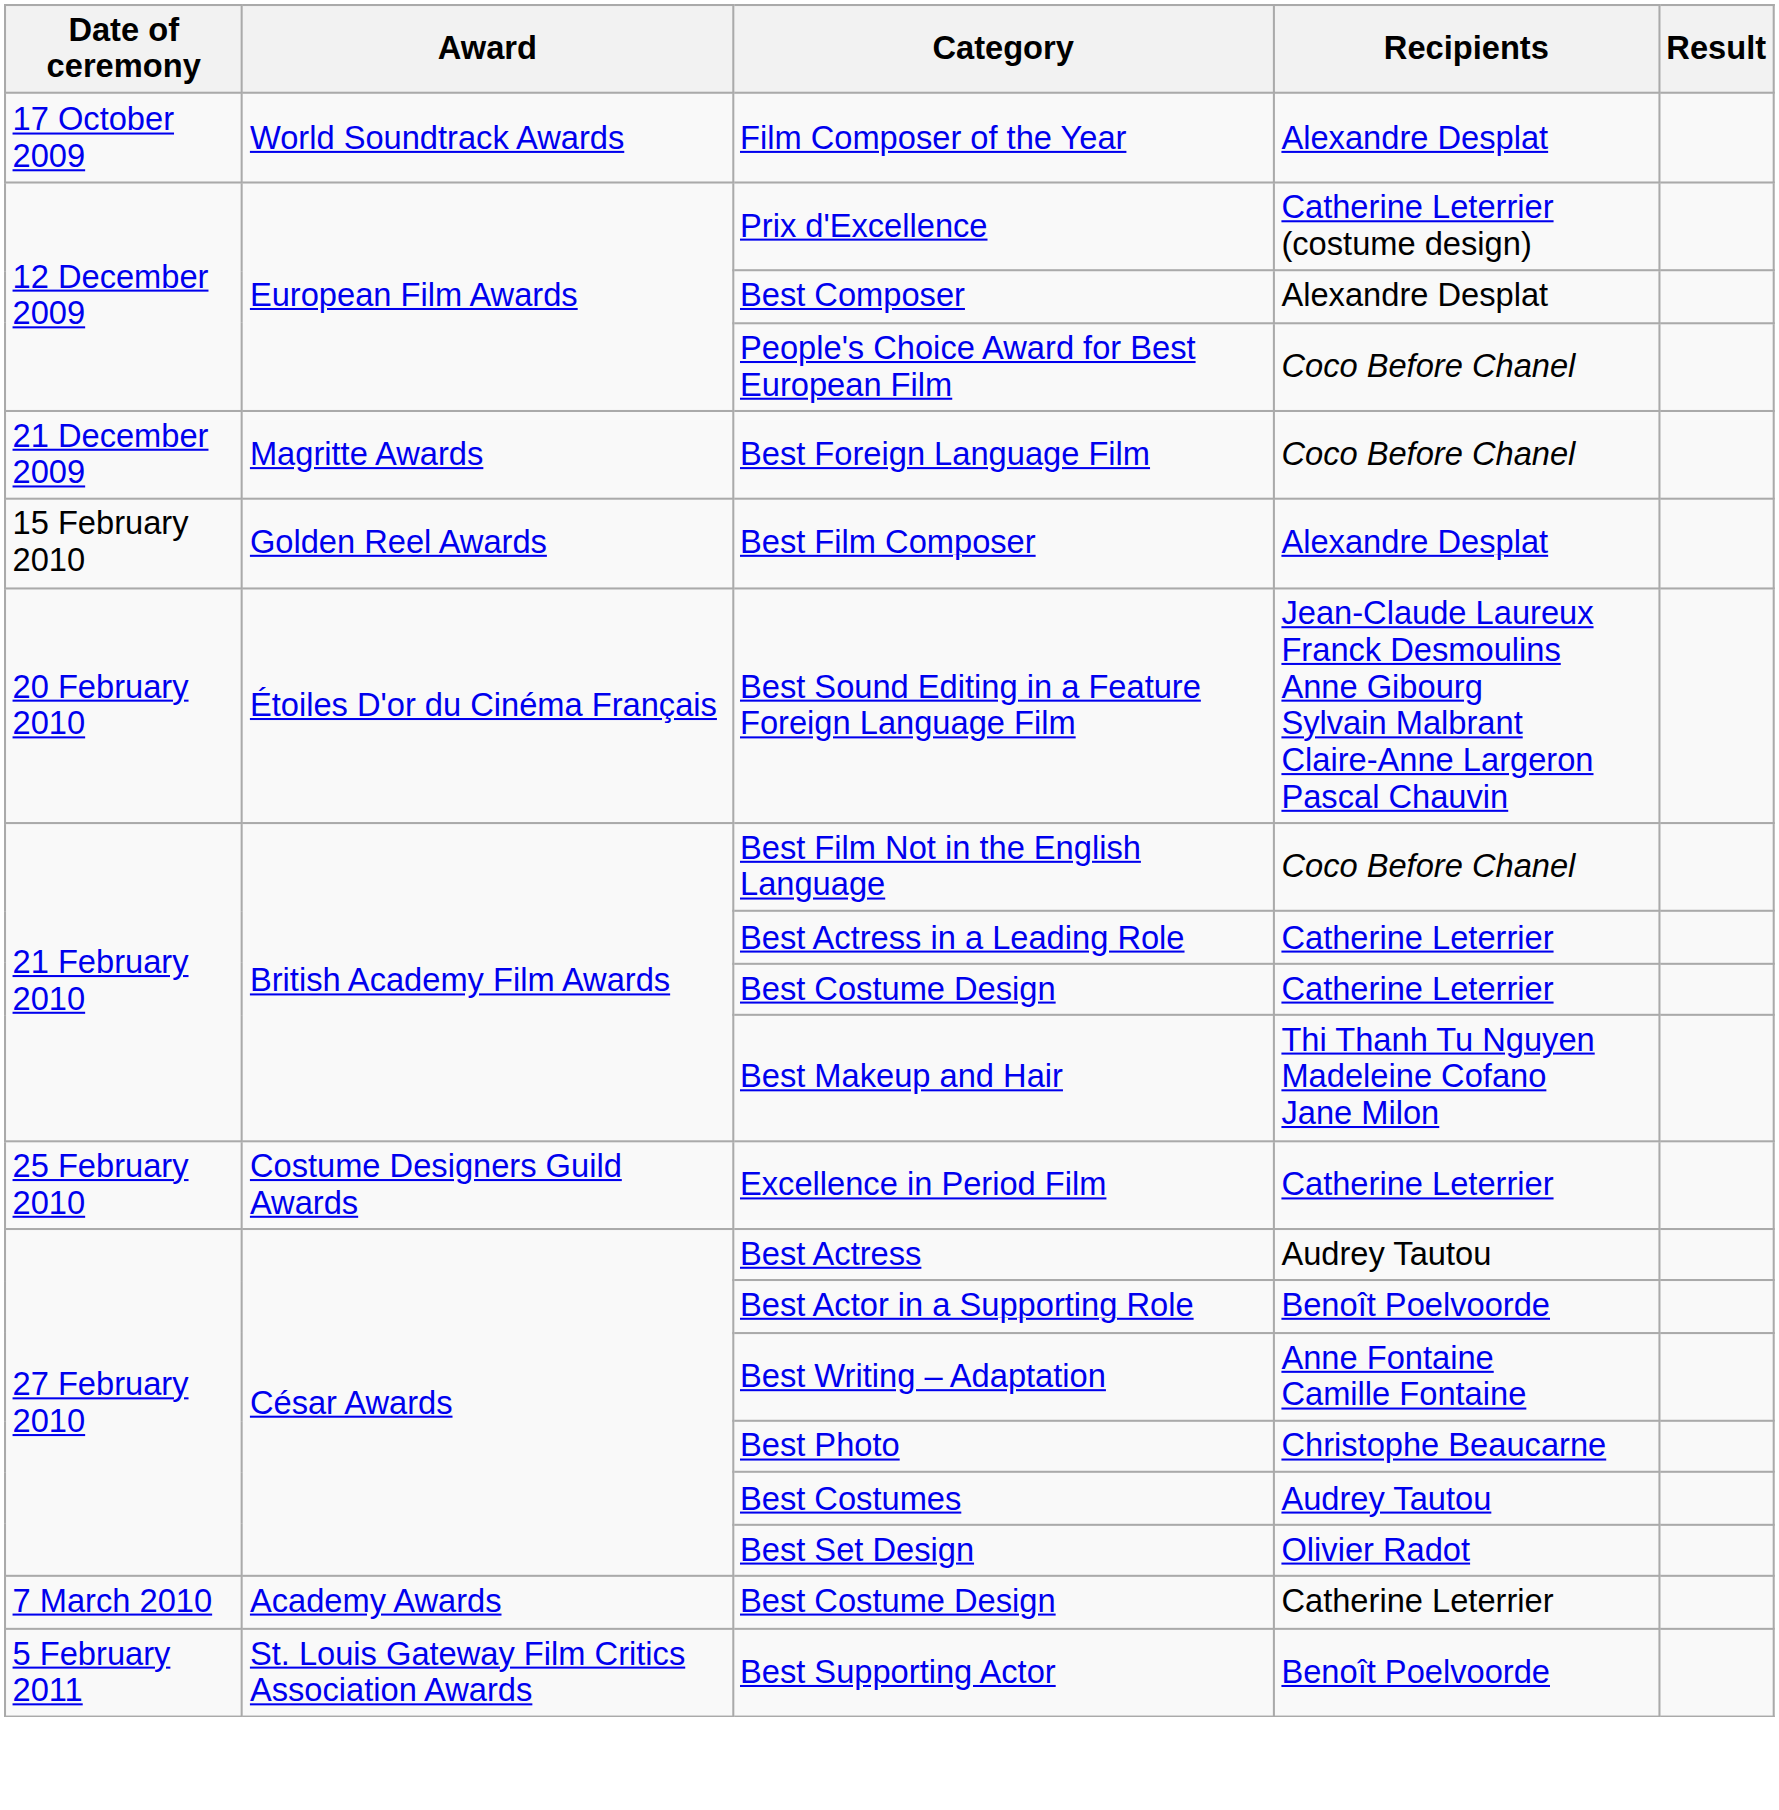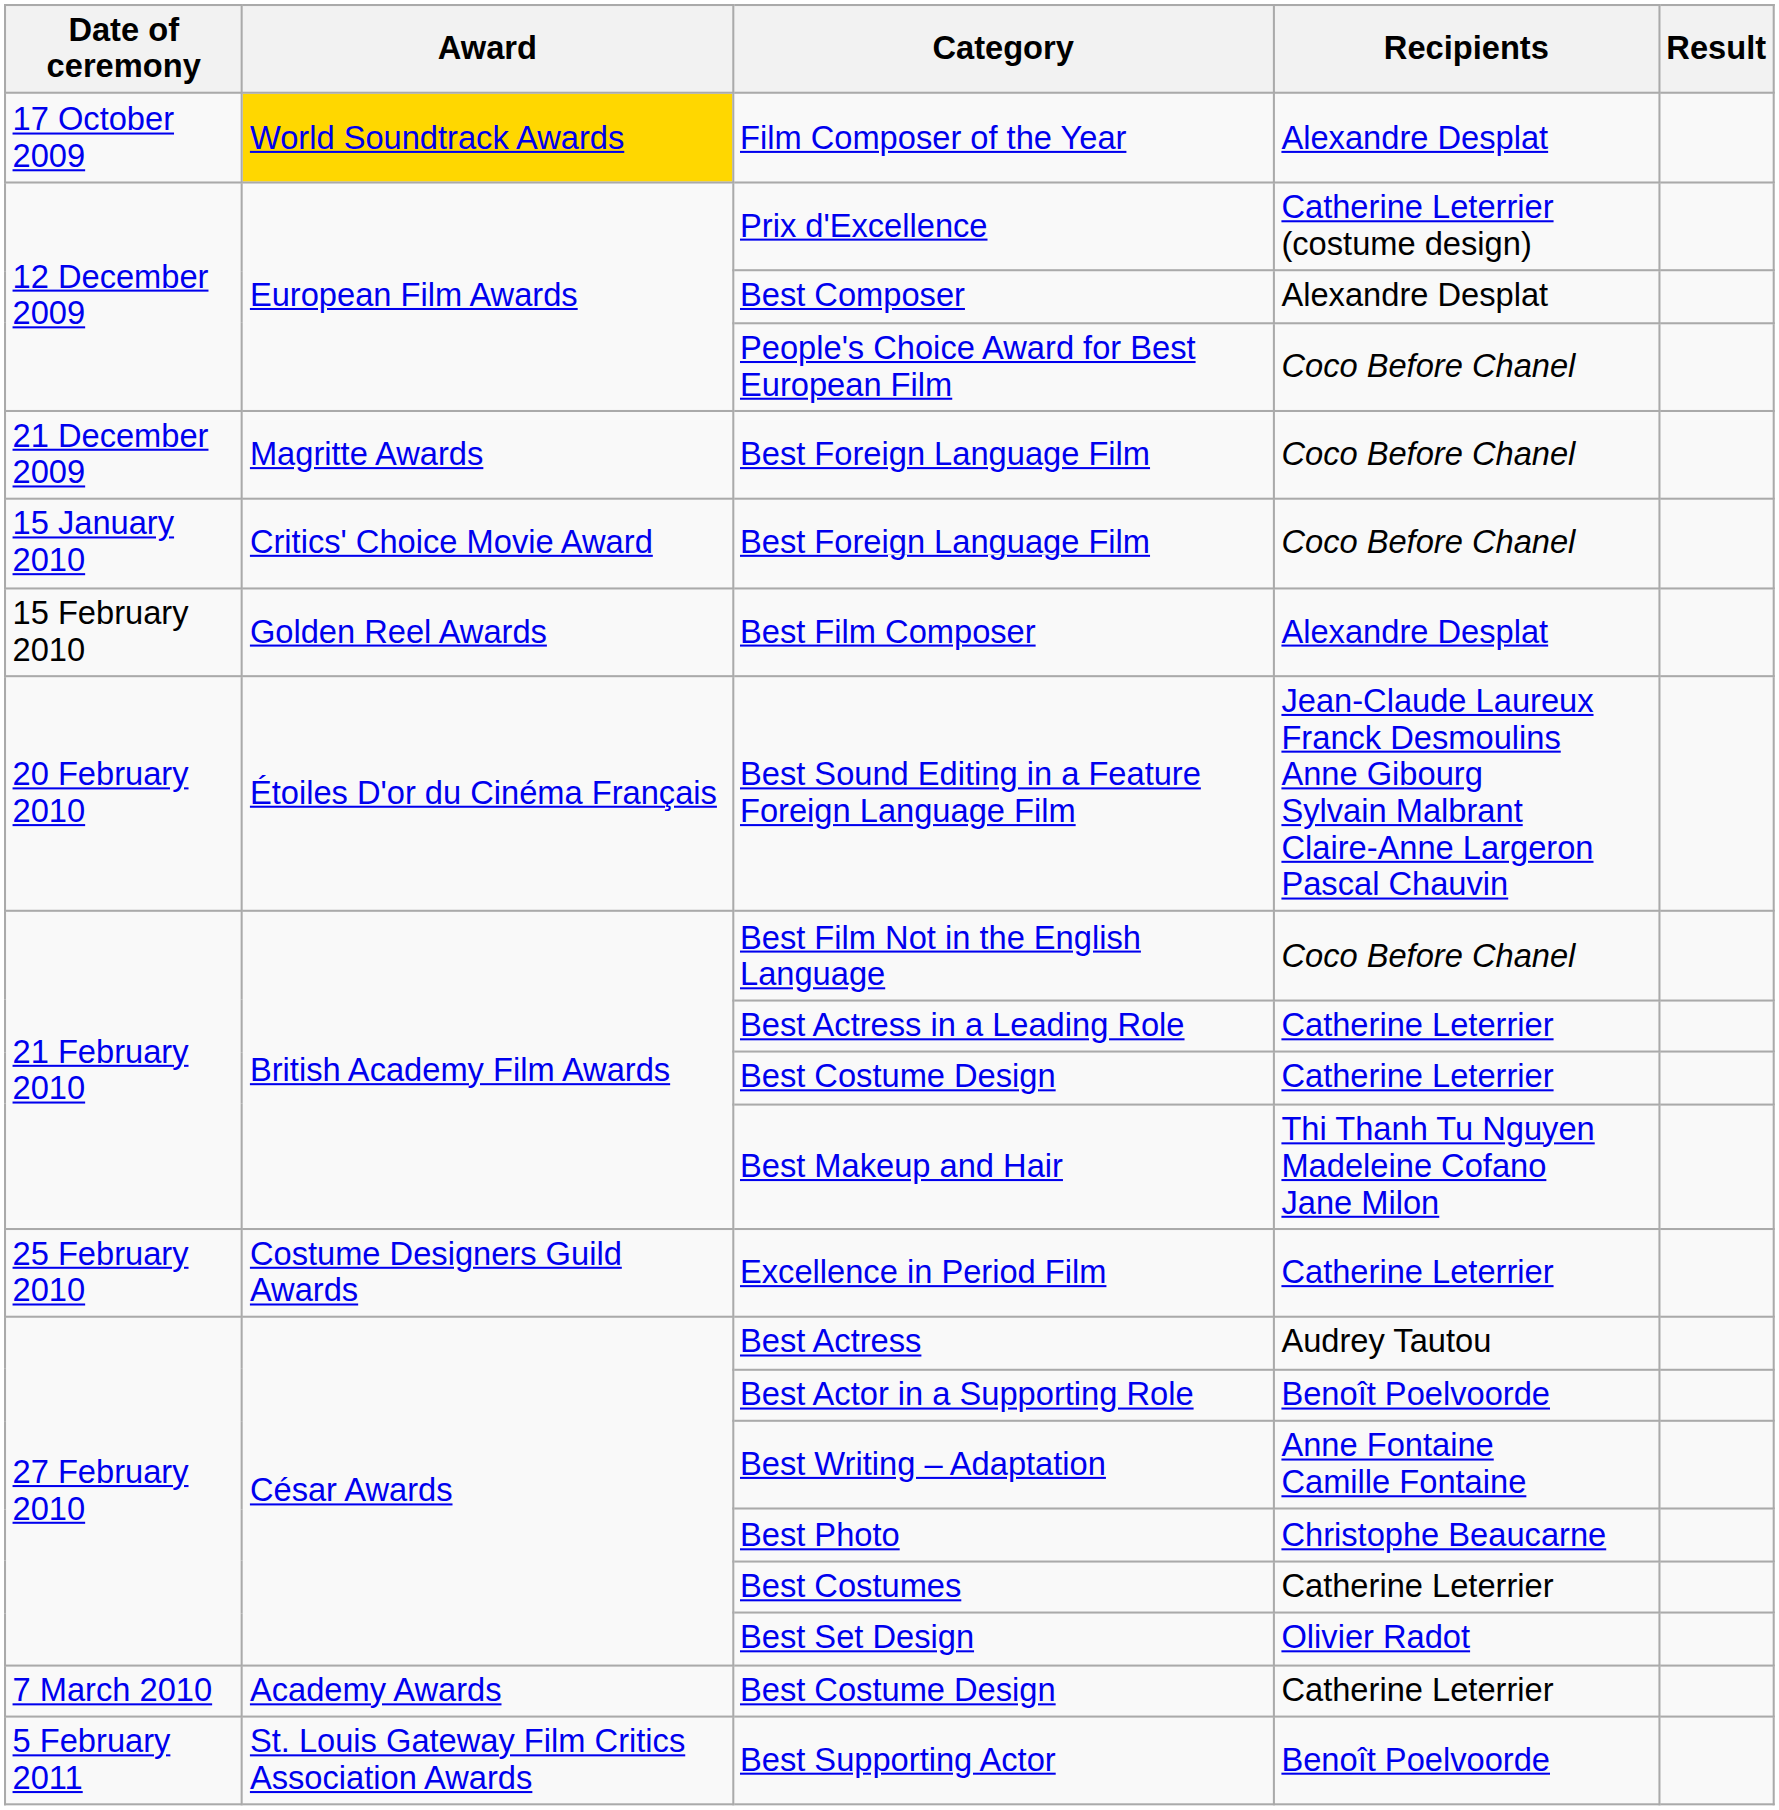(437, 137) no background -> (437, 137) gold background
+ row: (93, 542)
(1386, 1497) Audrey Tautou -> (1417, 1586) Catherine Leterrier
